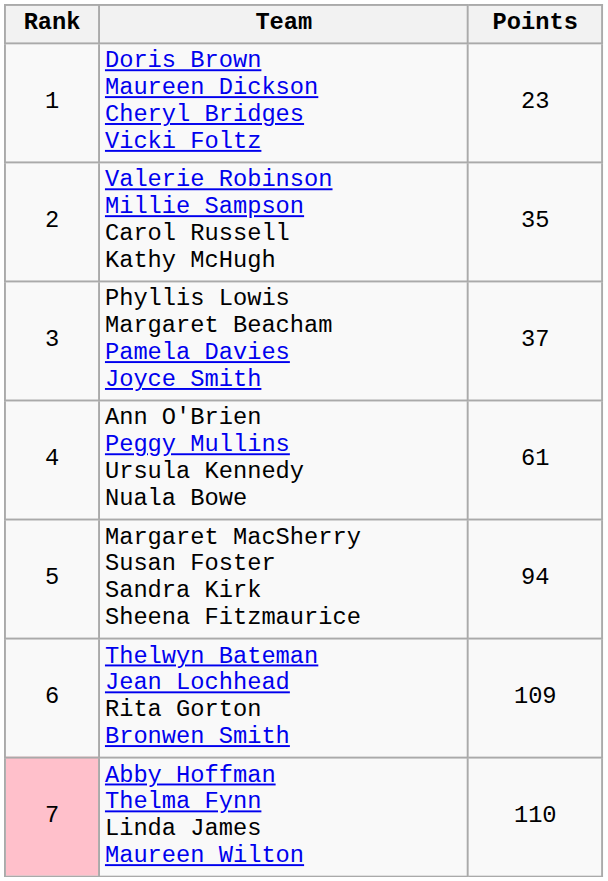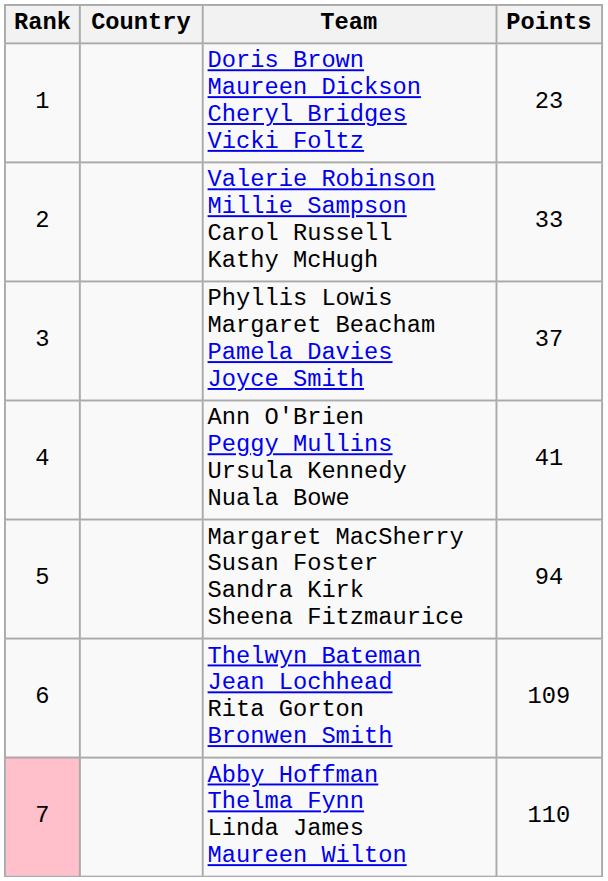+ column: (141, 24)
(535, 222) 35 -> (549, 222) 33
(535, 460) 61 -> (549, 460) 41
